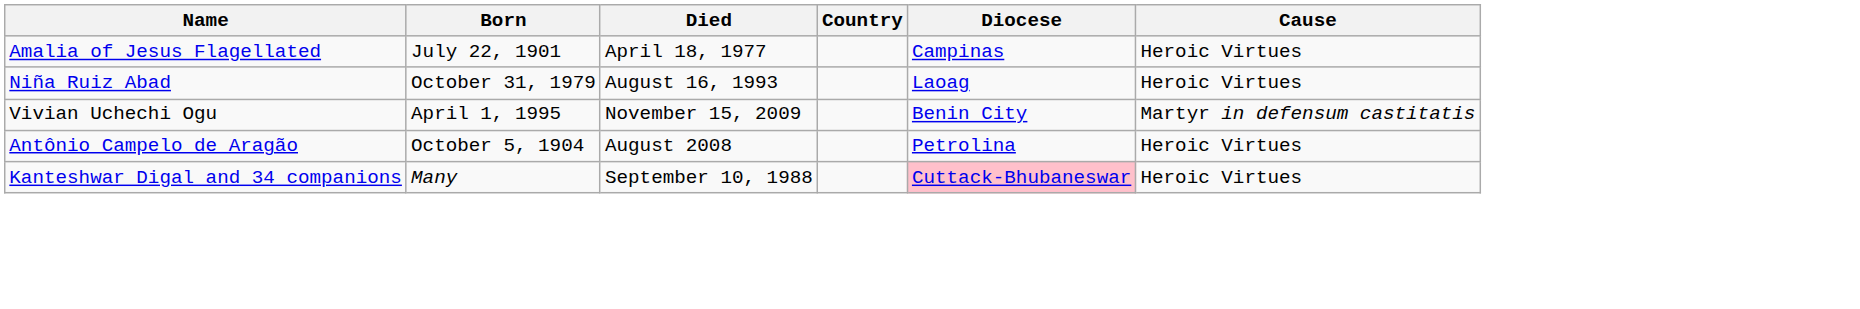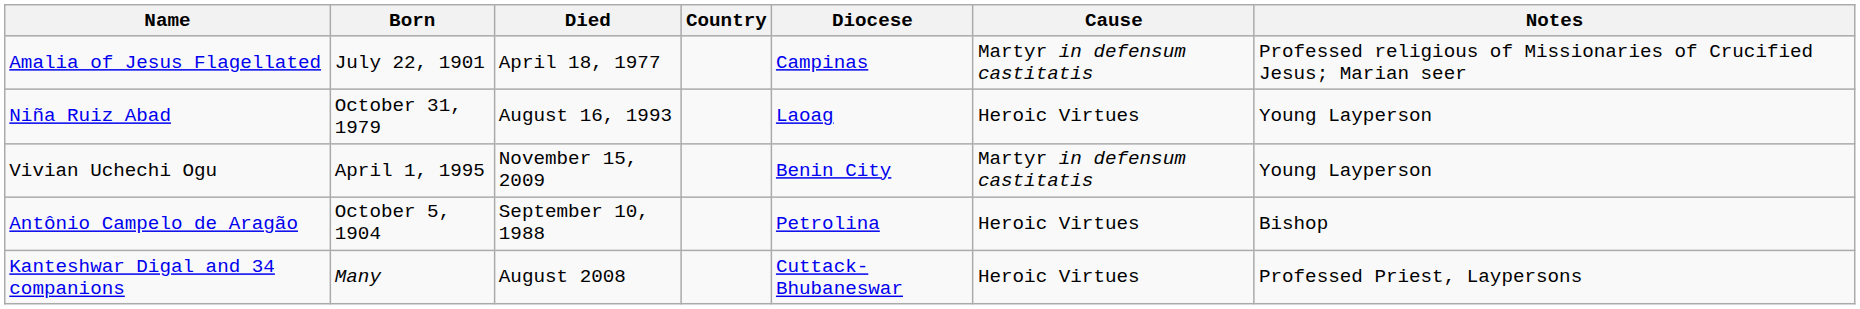+ column: (1555, 20)
(1221, 52) Heroic Virtues -> (1082, 63) Martyr in defensum castitatis
(668, 146) August 2008 -> (574, 224) September 10, 1988
(709, 177) September 10, 1988 -> (562, 277) August 2008
(1022, 177) pink background -> (839, 277) no background
